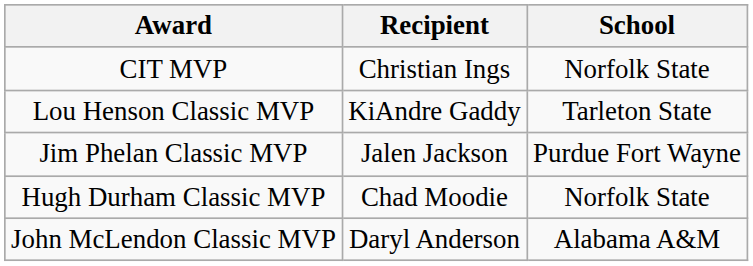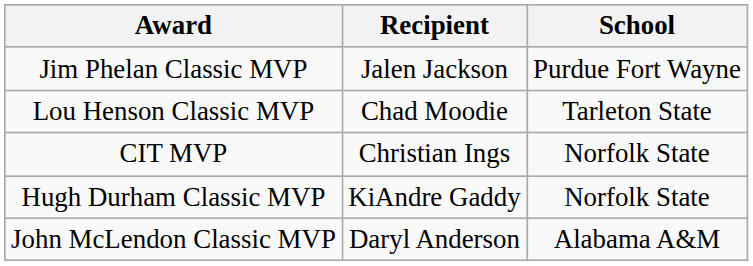rows swapped: (173, 68) <-> (173, 153)
(434, 111) KiAndre Gaddy -> (434, 111) Chad Moodie
(434, 196) Chad Moodie -> (434, 196) KiAndre Gaddy
